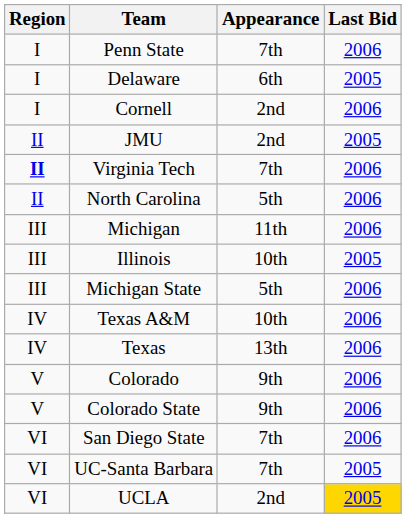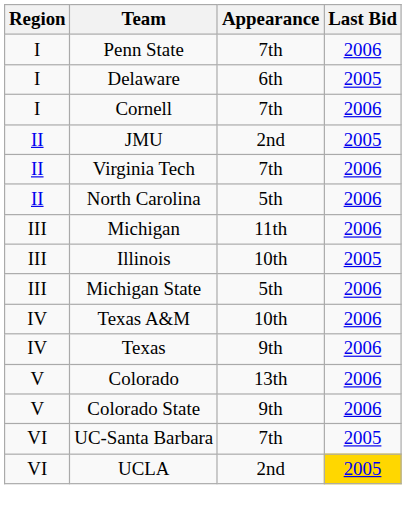(271, 109) 2nd -> (271, 109) 7th
(37, 169) bold -> (37, 169) normal
(271, 348) 13th -> (271, 348) 9th
(271, 378) 9th -> (271, 378) 13th
- row: (144, 438)
